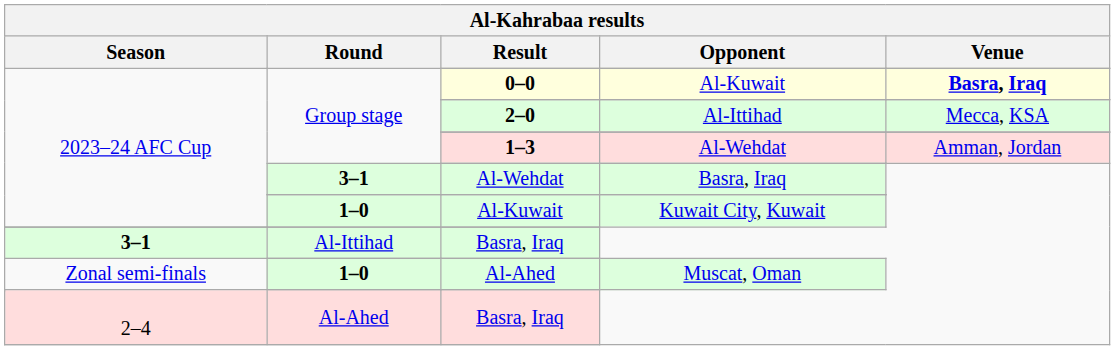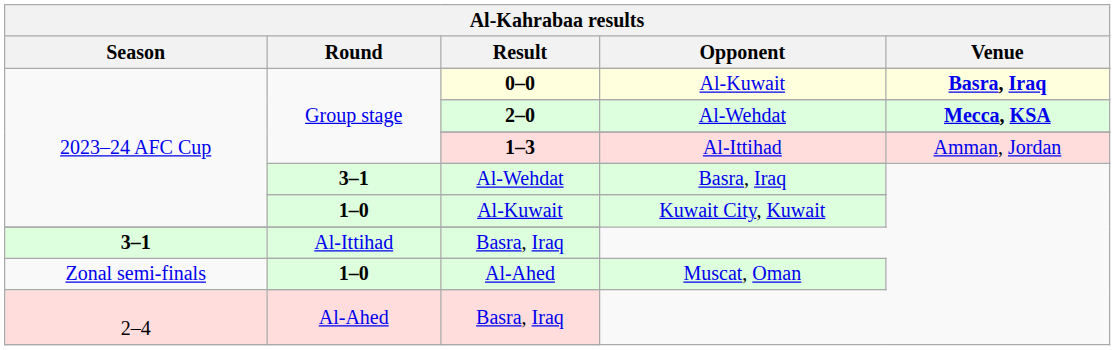(742, 115) Al-Ittihad -> (742, 115) Al-Wehdat
(997, 115) normal -> (997, 115) bold
(742, 147) Al-Wehdat -> (742, 147) Al-Ittihad
